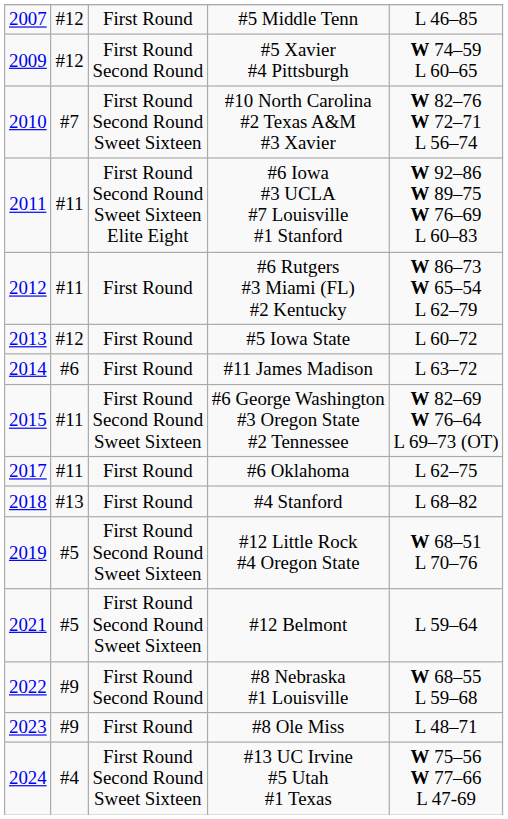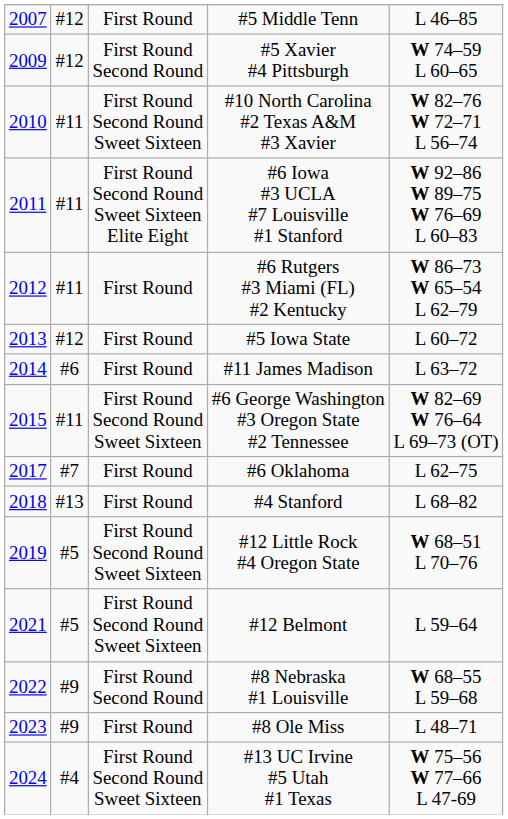(70, 121) #7 -> (70, 121) #11
(70, 471) #11 -> (70, 471) #7
